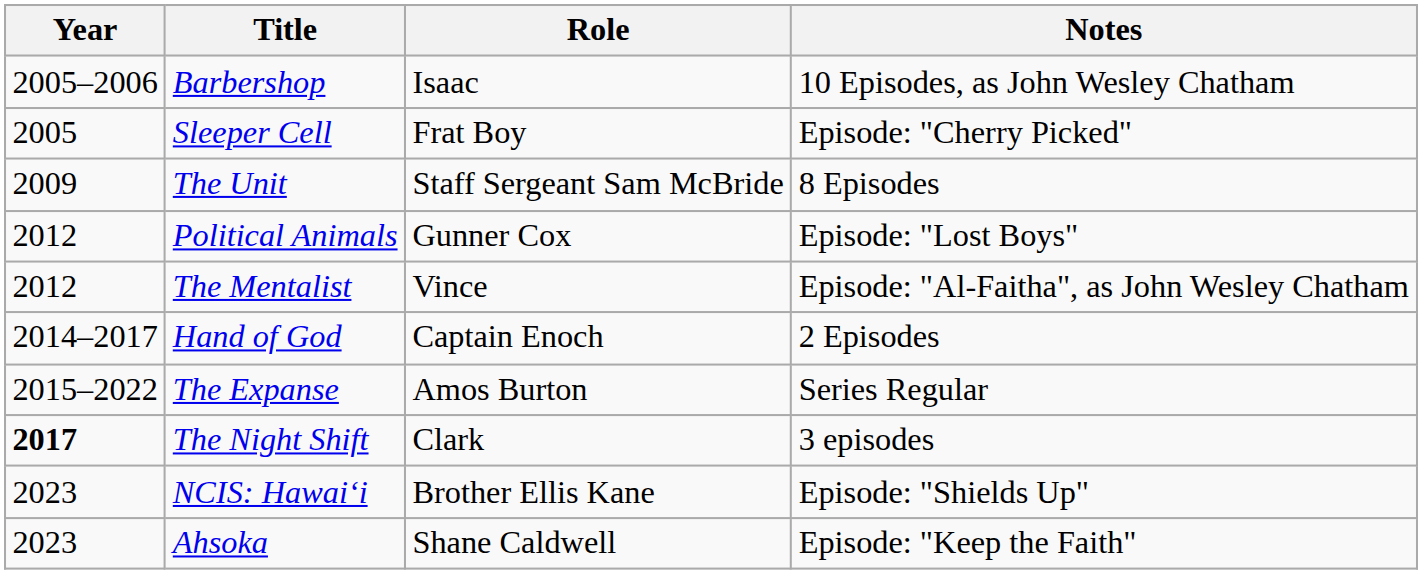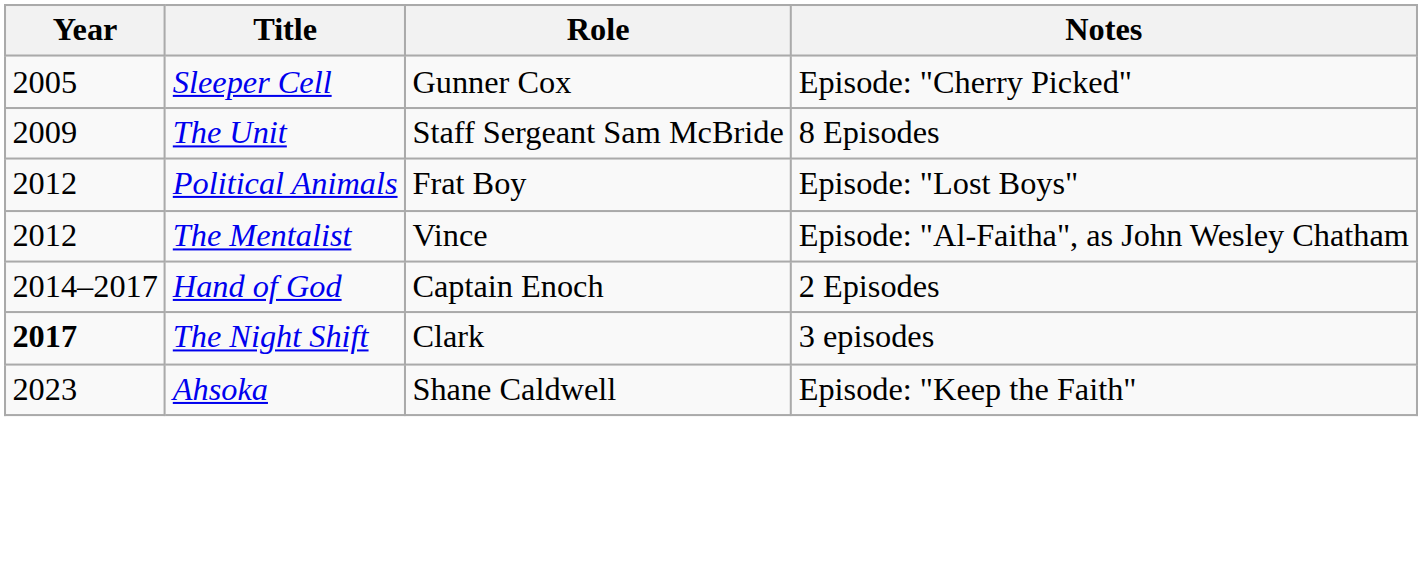- row: (249, 81)
(469, 132) Frat Boy -> (492, 81) Gunner Cox
(492, 235) Gunner Cox -> (469, 183) Frat Boy
- row: (256, 388)
- row: (270, 491)
